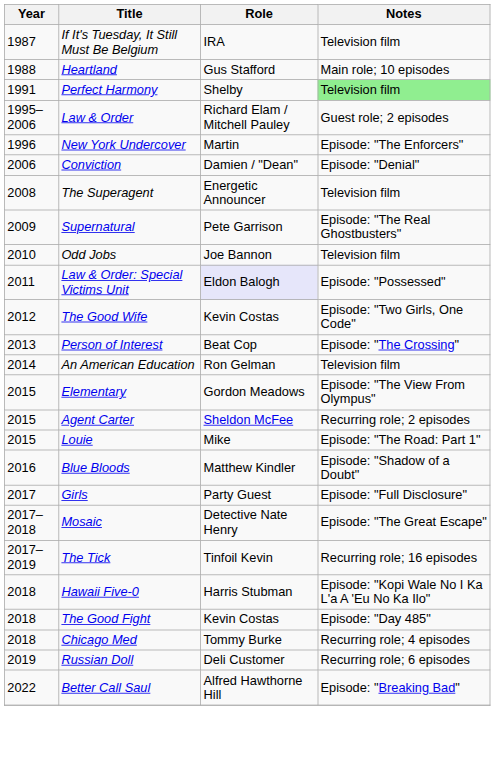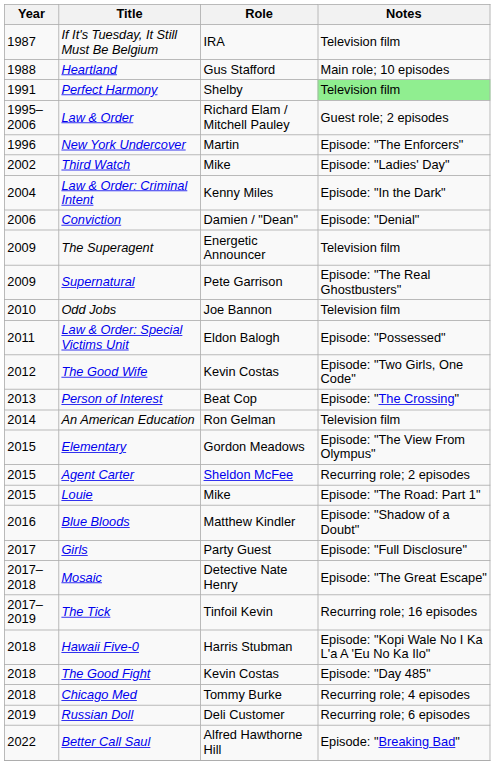+ row: (96, 165)
+ row: (124, 192)
(22, 192) 2008 -> (22, 247) 2009
(242, 282) lavender background -> (242, 337) no background
